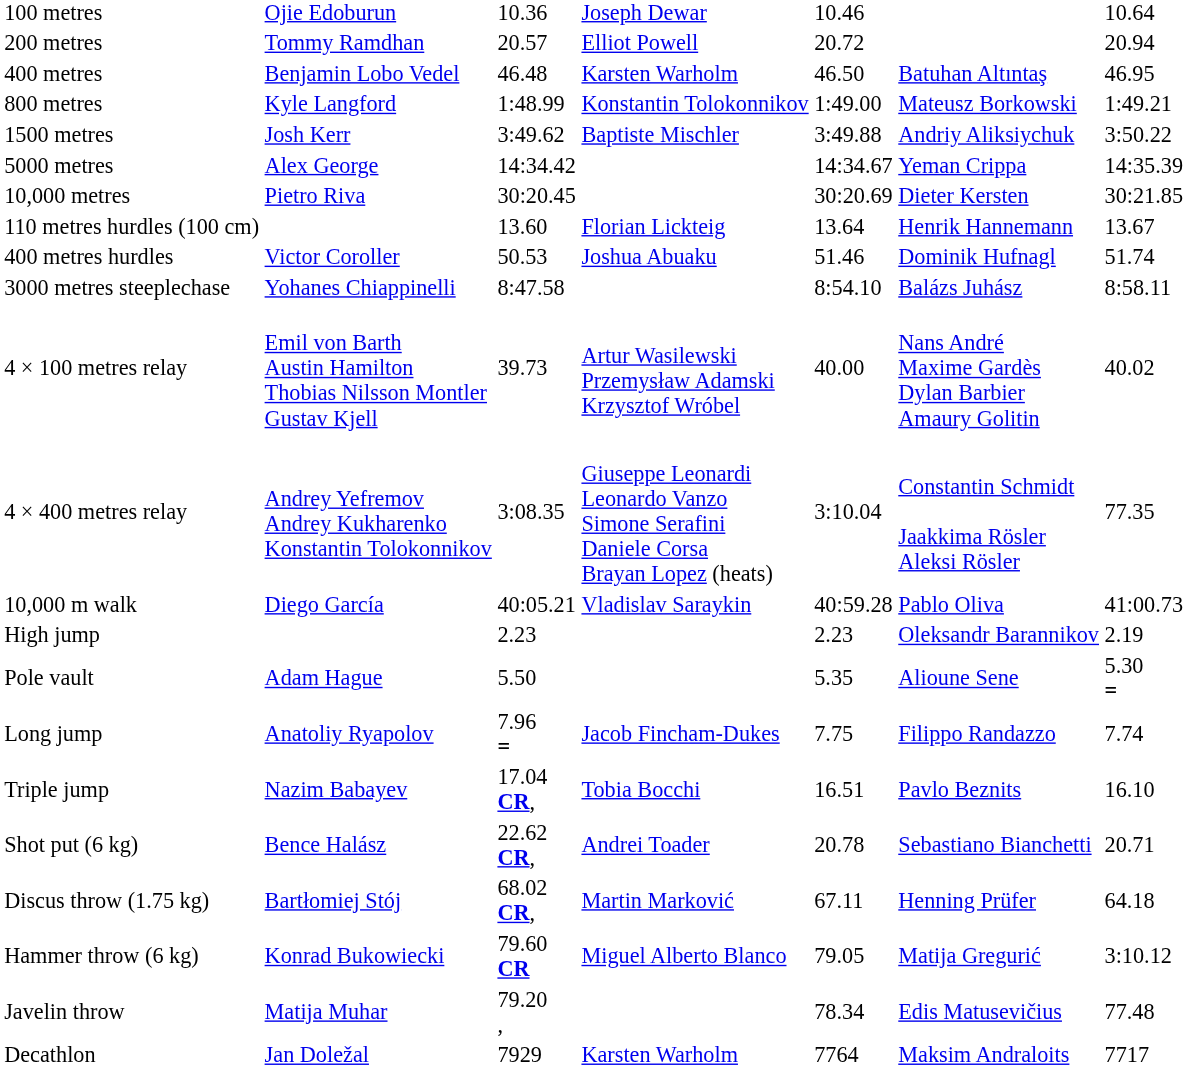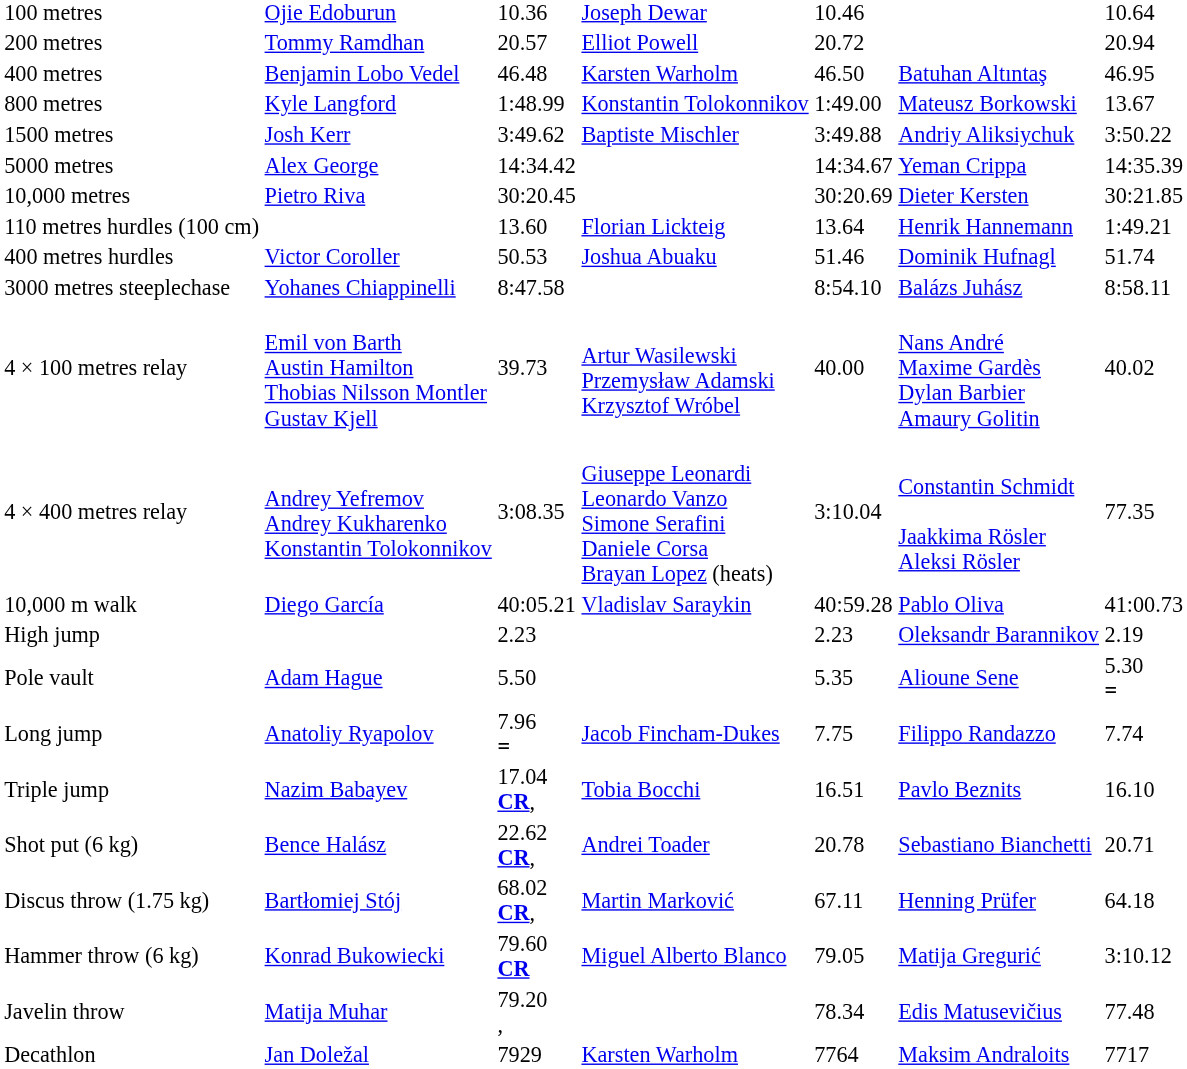(1138, 104) 1:49.21 -> (1130, 104) 13.67
(1130, 226) 13.67 -> (1138, 226) 1:49.21
